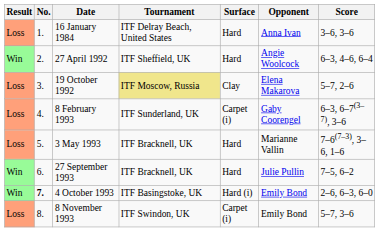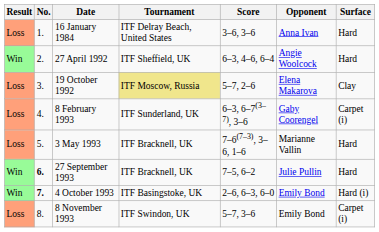columns swapped: (239, 11) <-> (347, 11)
(40, 171) normal -> (40, 171) bold
